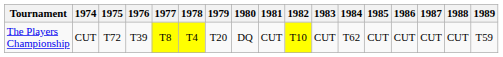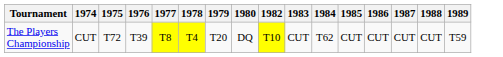- column: (272, 13)
